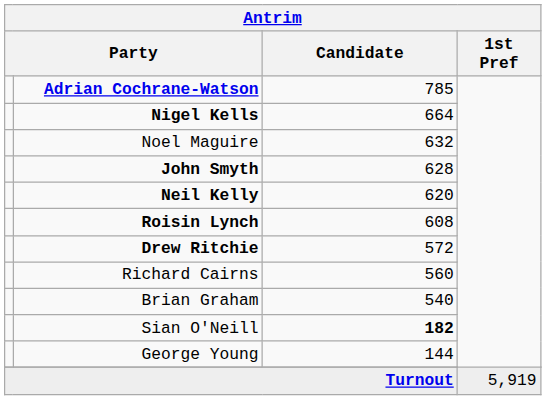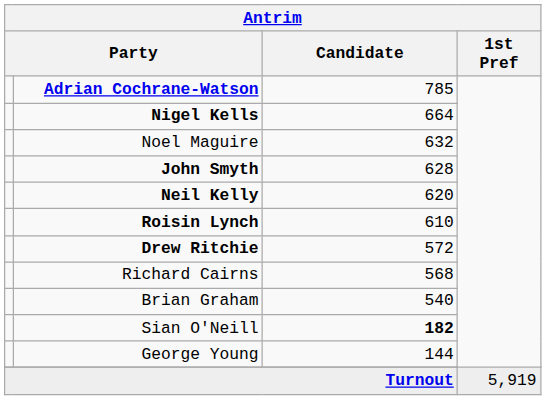(439, 222) 608 -> (439, 222) 610
(439, 275) 560 -> (439, 275) 568
